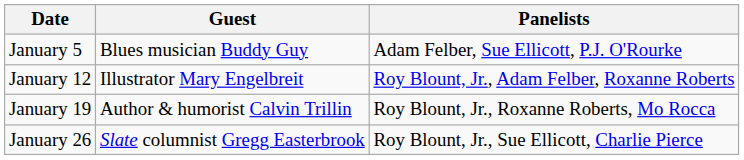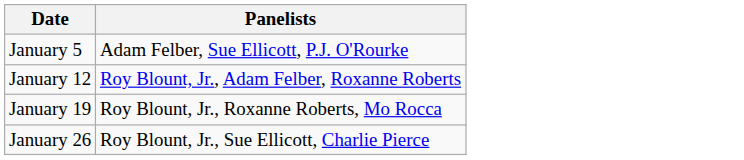- column: (232, 19)
